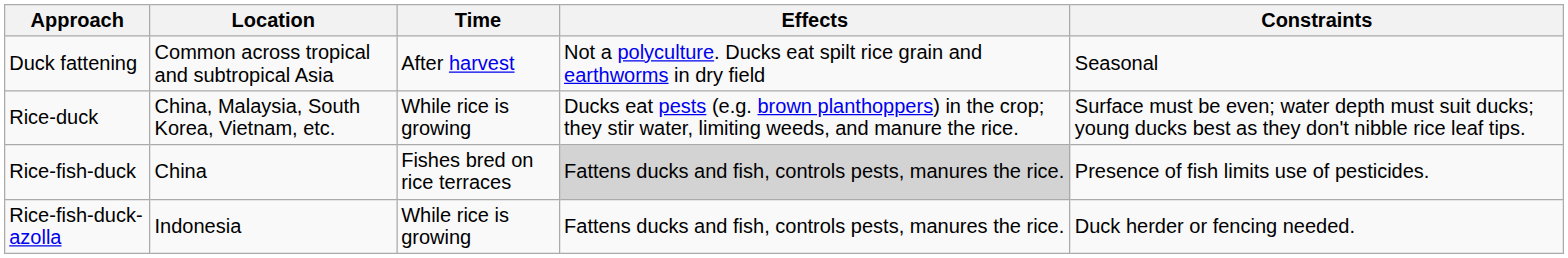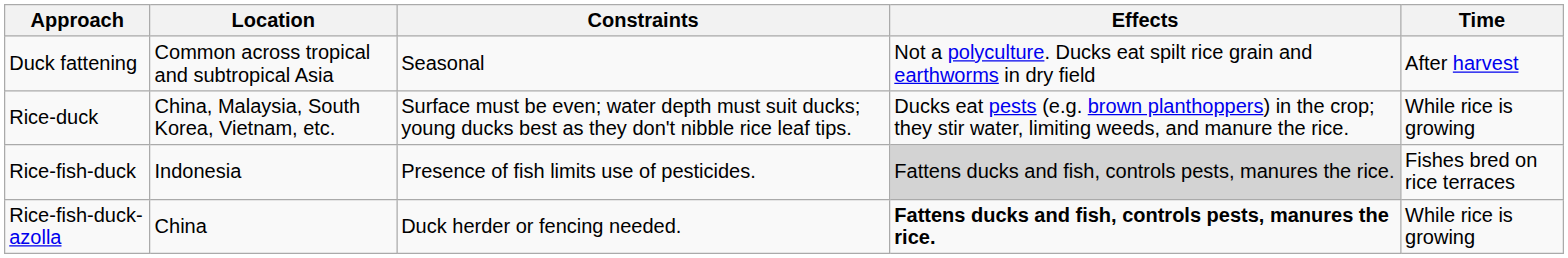columns swapped: (478, 20) <-> (1317, 20)
(181, 171) China -> (198, 171) Indonesia
(198, 225) Indonesia -> (181, 225) China
(814, 225) normal -> (1142, 225) bold
